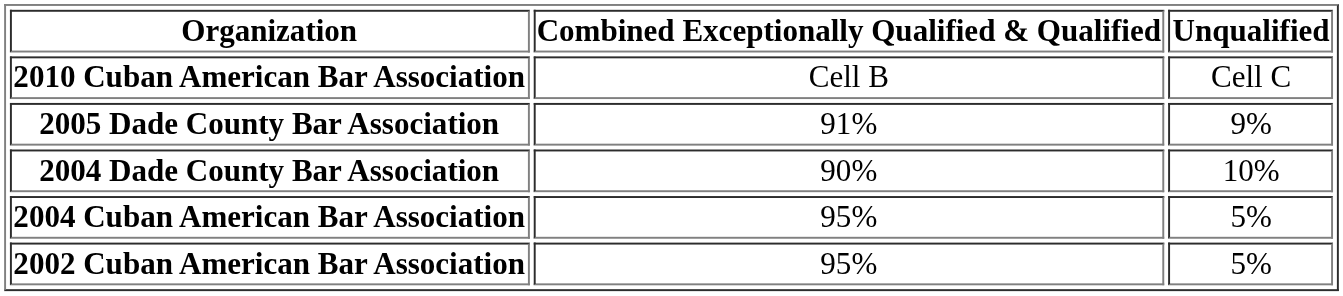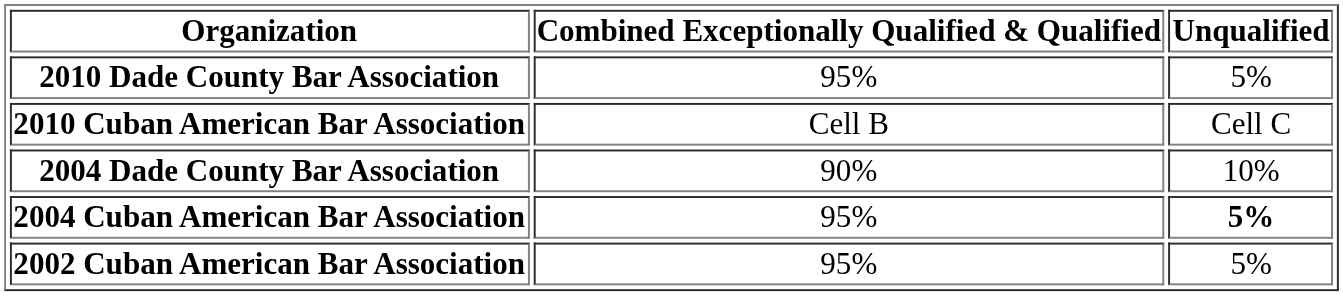+ row: (269, 77)
- row: (269, 123)
(1251, 216) normal -> (1251, 216) bold
